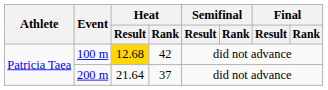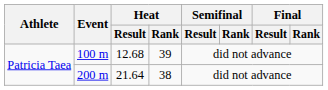(130, 54) gold background -> (130, 54) no background
(165, 54) 42 -> (165, 54) 39
(165, 75) 37 -> (165, 75) 38
